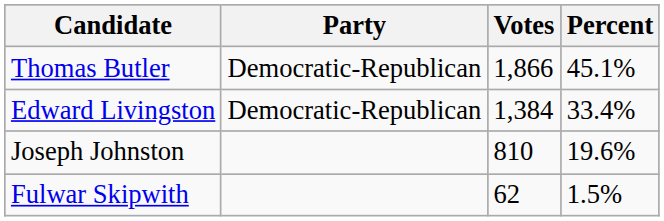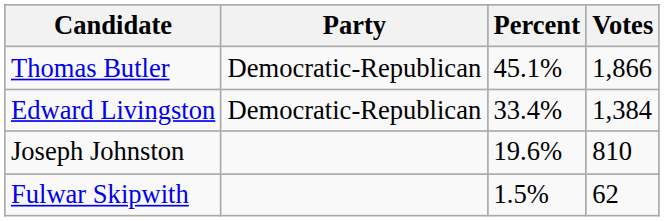columns swapped: (524, 25) <-> (610, 25)
